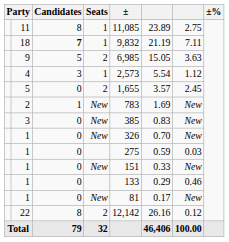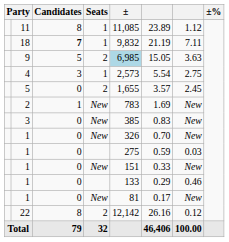(193, 27) 2.75 -> (193, 27) 1.12
(128, 58) no background -> (128, 58) lightblue background
(193, 74) 1.12 -> (193, 74) 2.75
